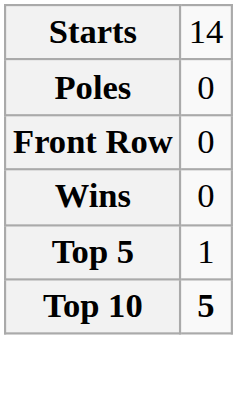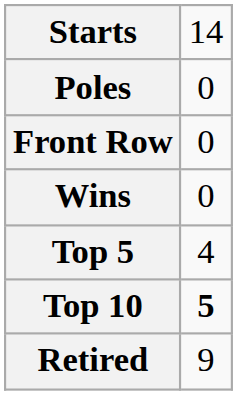(206, 251) 1 -> (206, 251) 4
+ row: (93, 360)
